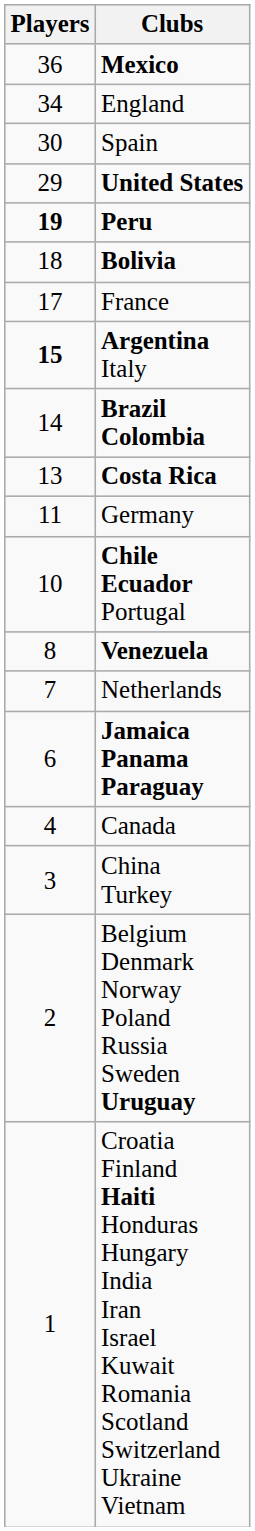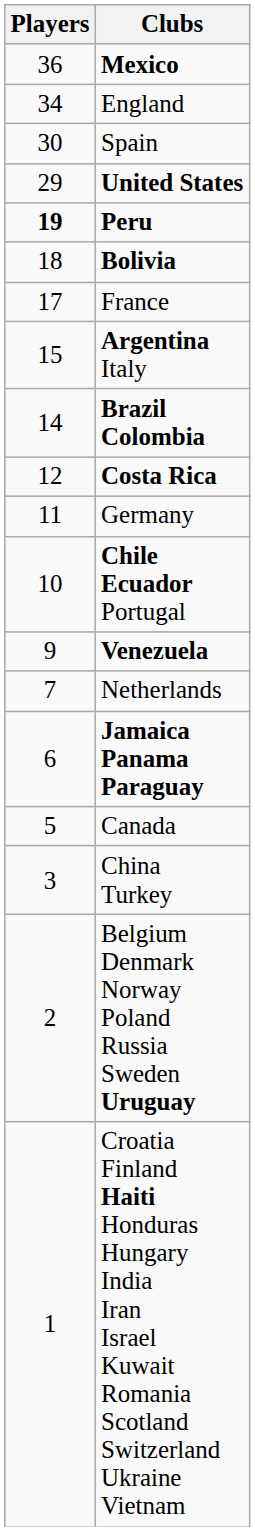(50, 355) bold -> (50, 355) normal
(50, 476) 13 -> (50, 476) 12
(50, 651) 8 -> (50, 651) 9
(50, 826) 4 -> (50, 826) 5
